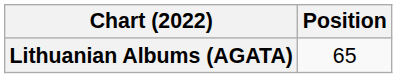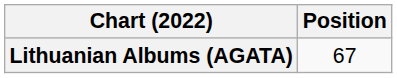(345, 55) 65 -> (345, 55) 67
